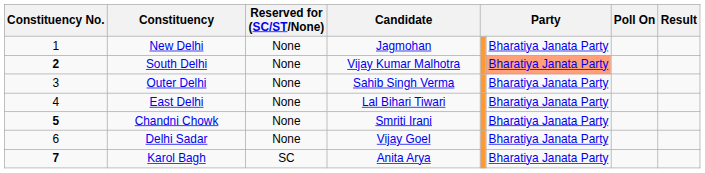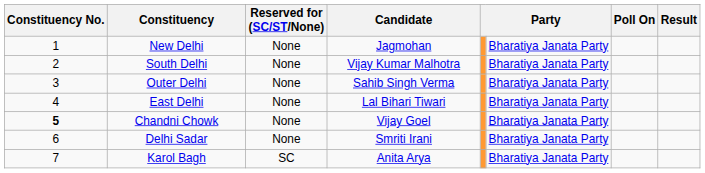(56, 64) bold -> (56, 64) normal
(548, 64) lightsalmon background -> (548, 64) no background
(404, 121) Smriti Irani -> (404, 121) Vijay Goel
(404, 139) Vijay Goel -> (404, 139) Smriti Irani
(56, 158) bold -> (56, 158) normal
